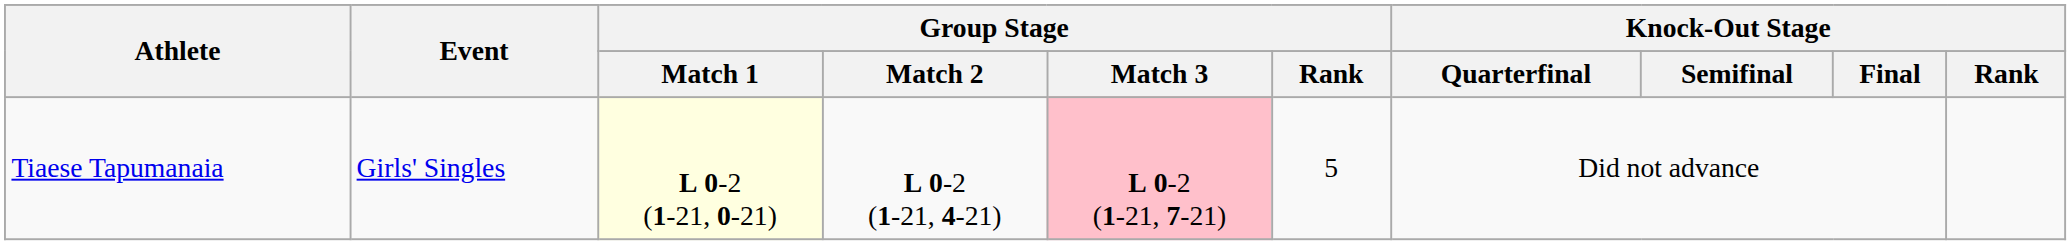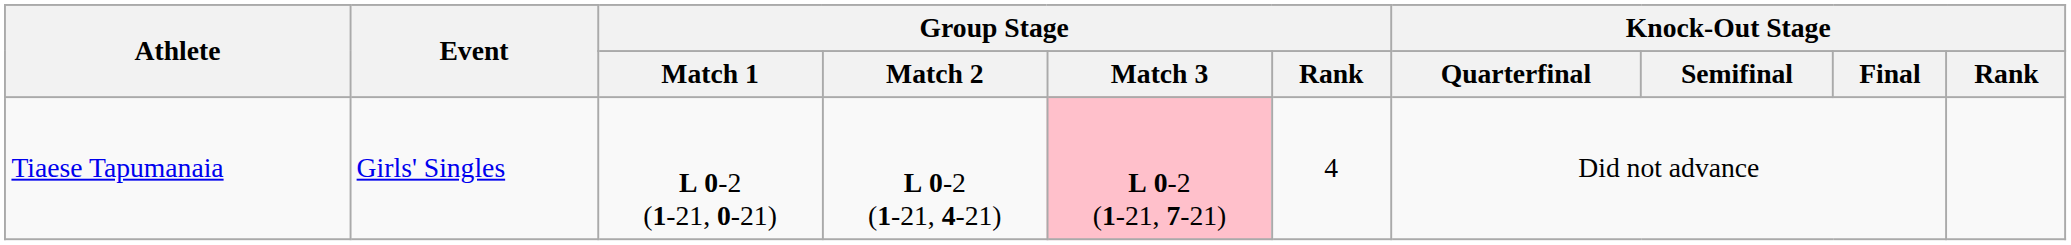(710, 200) lightyellow background -> (710, 200) no background
(1331, 167) 5 -> (1331, 167) 4
